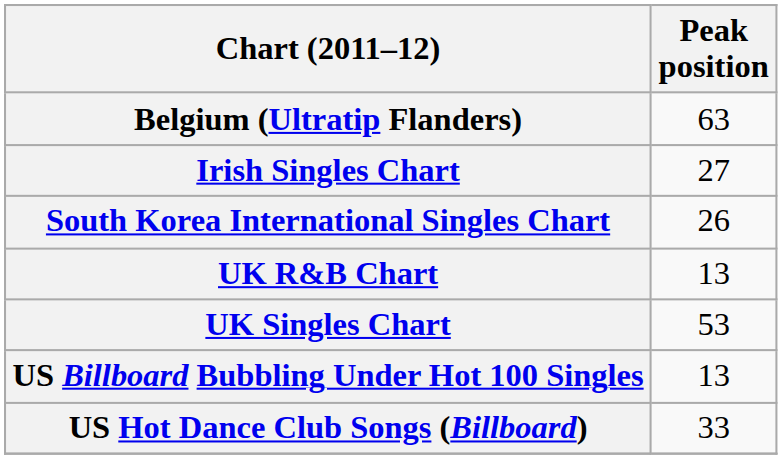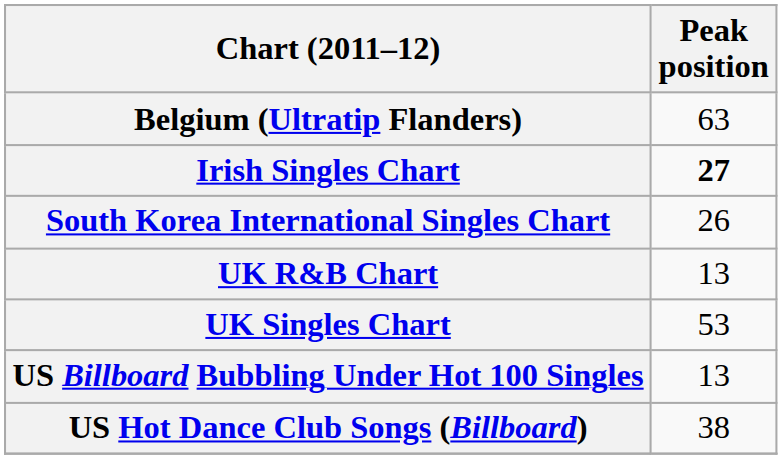(714, 169) normal -> (714, 169) bold
(714, 427) 33 -> (714, 427) 38
